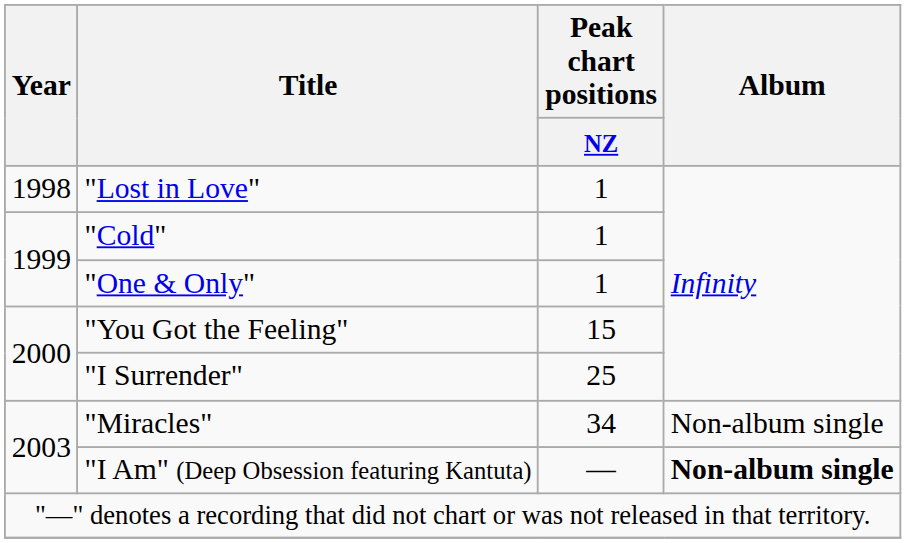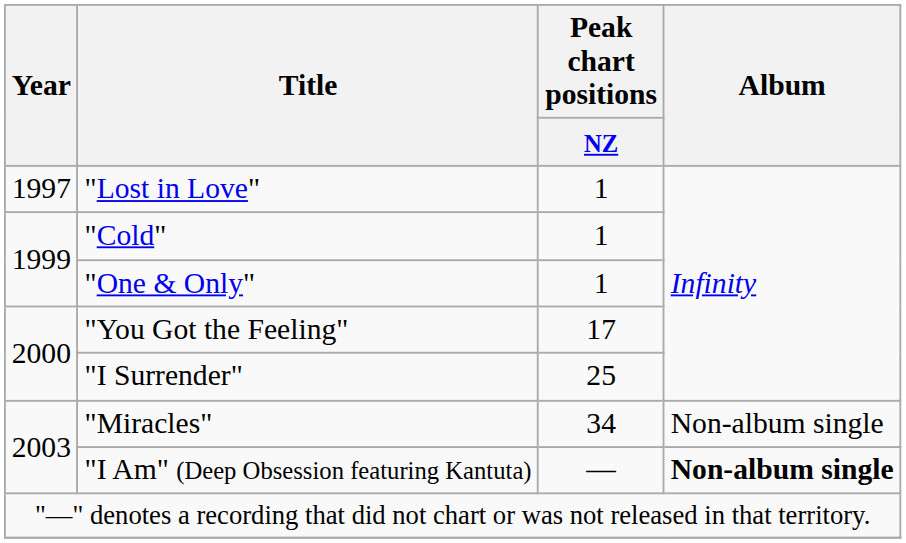(41, 188) 1998 -> (41, 188) 1997
(601, 329) 15 -> (601, 329) 17
